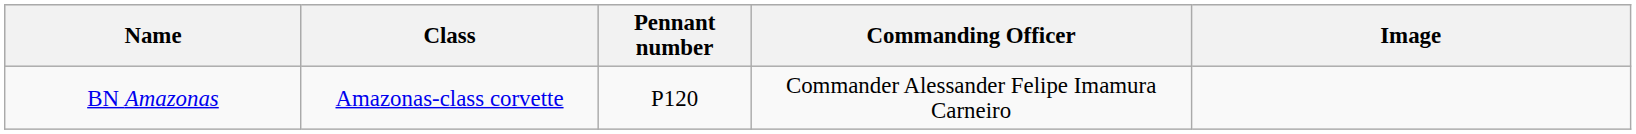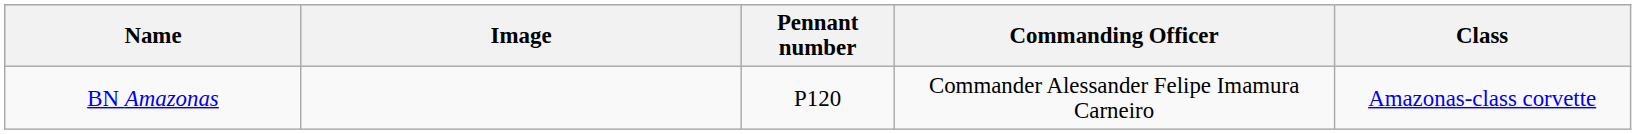columns swapped: (450, 35) <-> (1411, 35)
